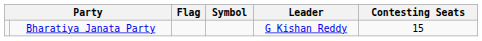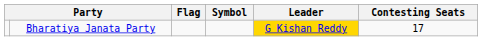(306, 28) no background -> (306, 28) gold background
(418, 28) 15 -> (418, 28) 17
